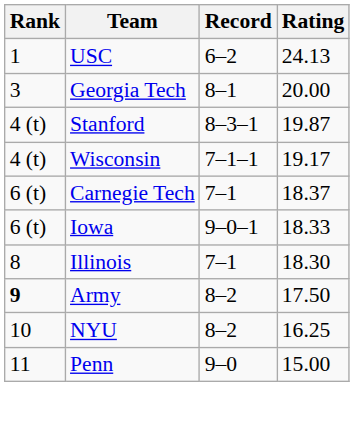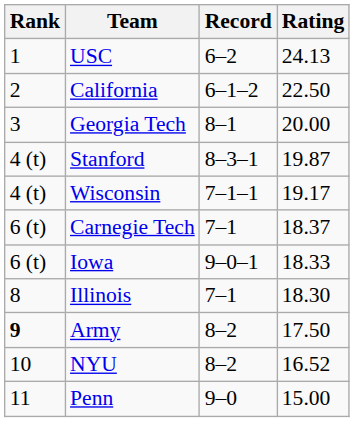+ row: (114, 90)
(306, 329) 16.25 -> (306, 364) 16.52
